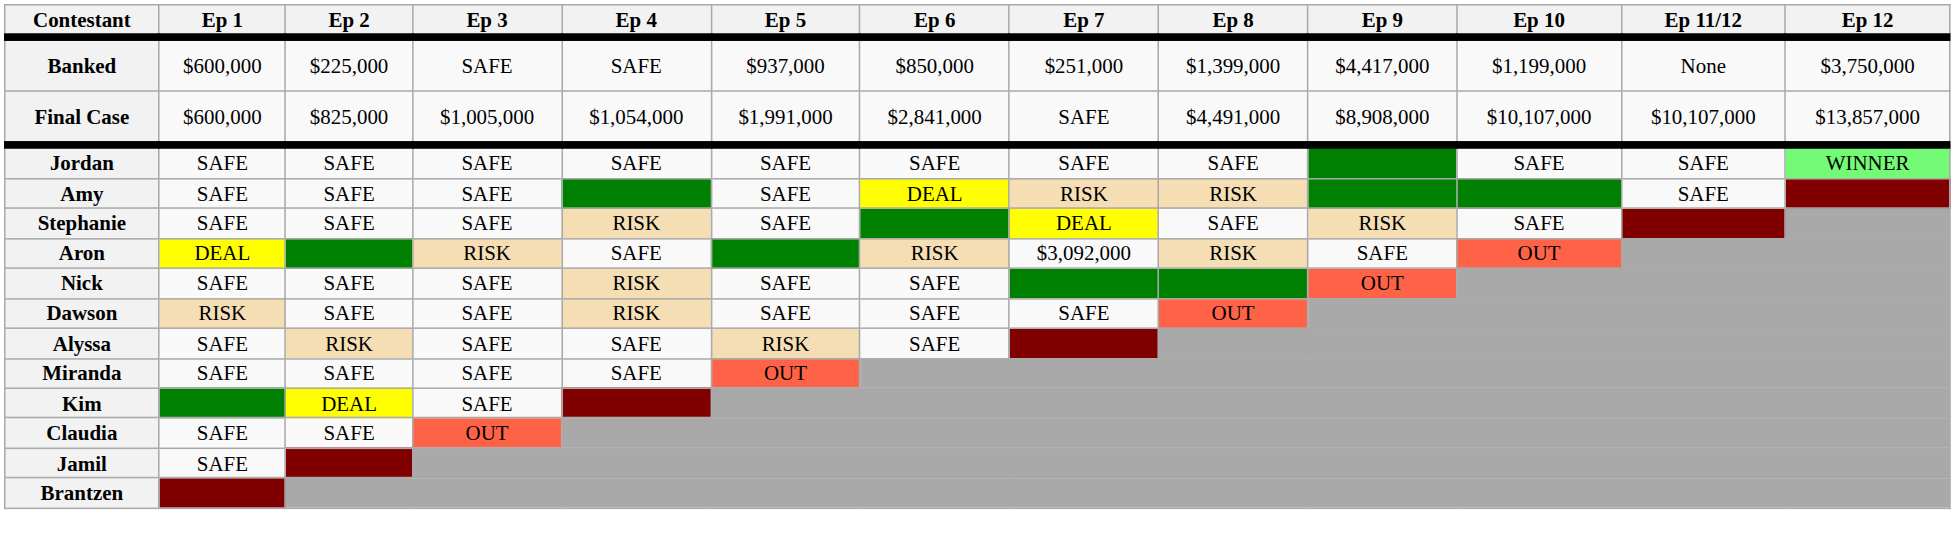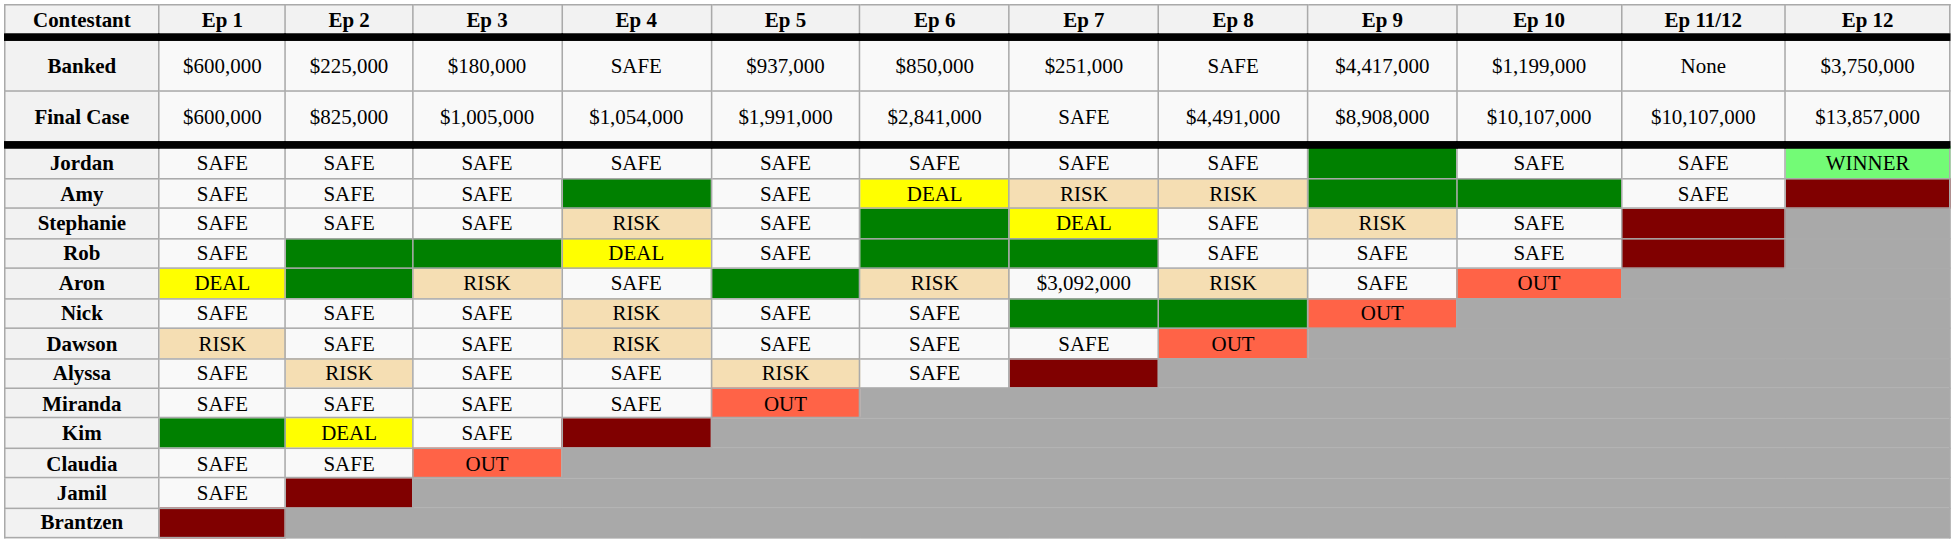(487, 66) SAFE -> (487, 66) $180,000
(1233, 66) $1,399,000 -> (1233, 66) SAFE
+ row: (82, 253)
